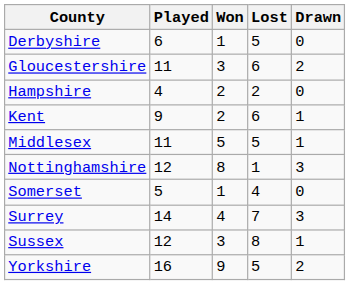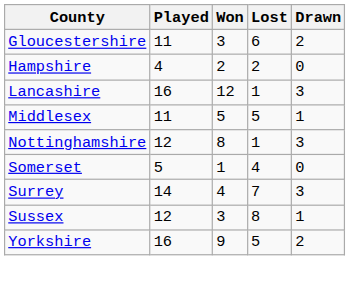- row: (54, 42)
- row: (27, 117)
+ row: (54, 92)
